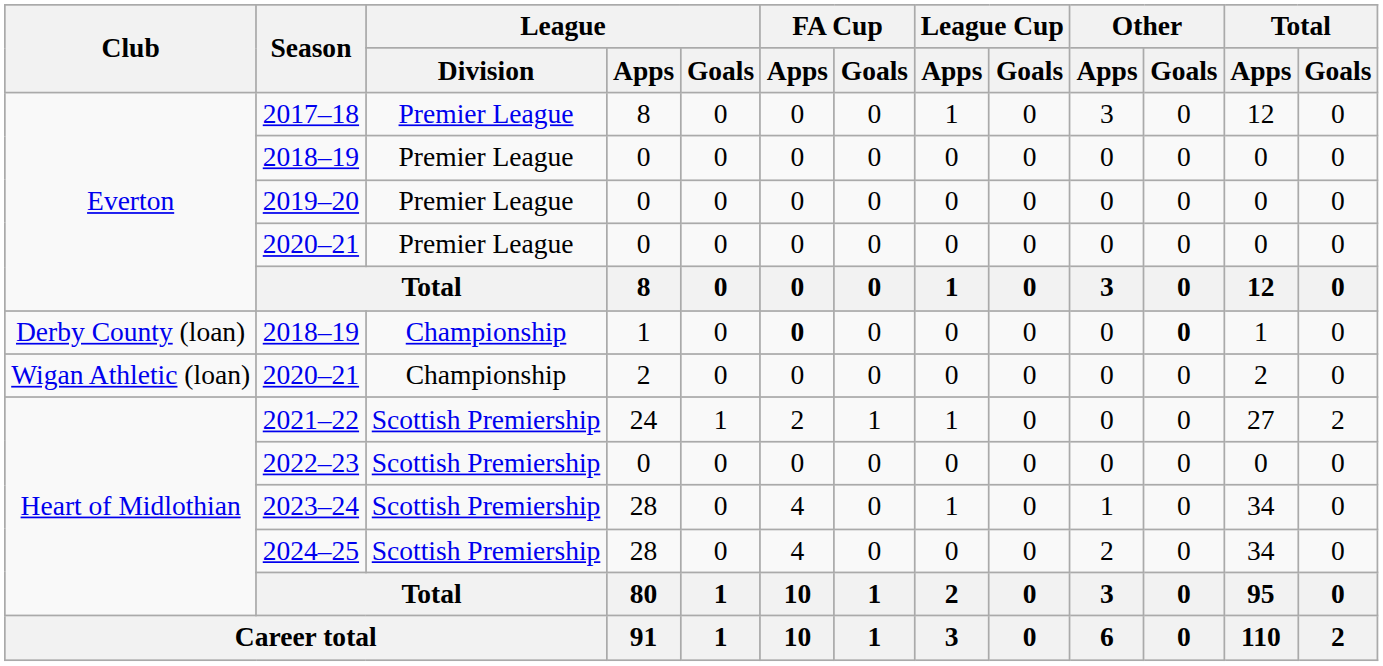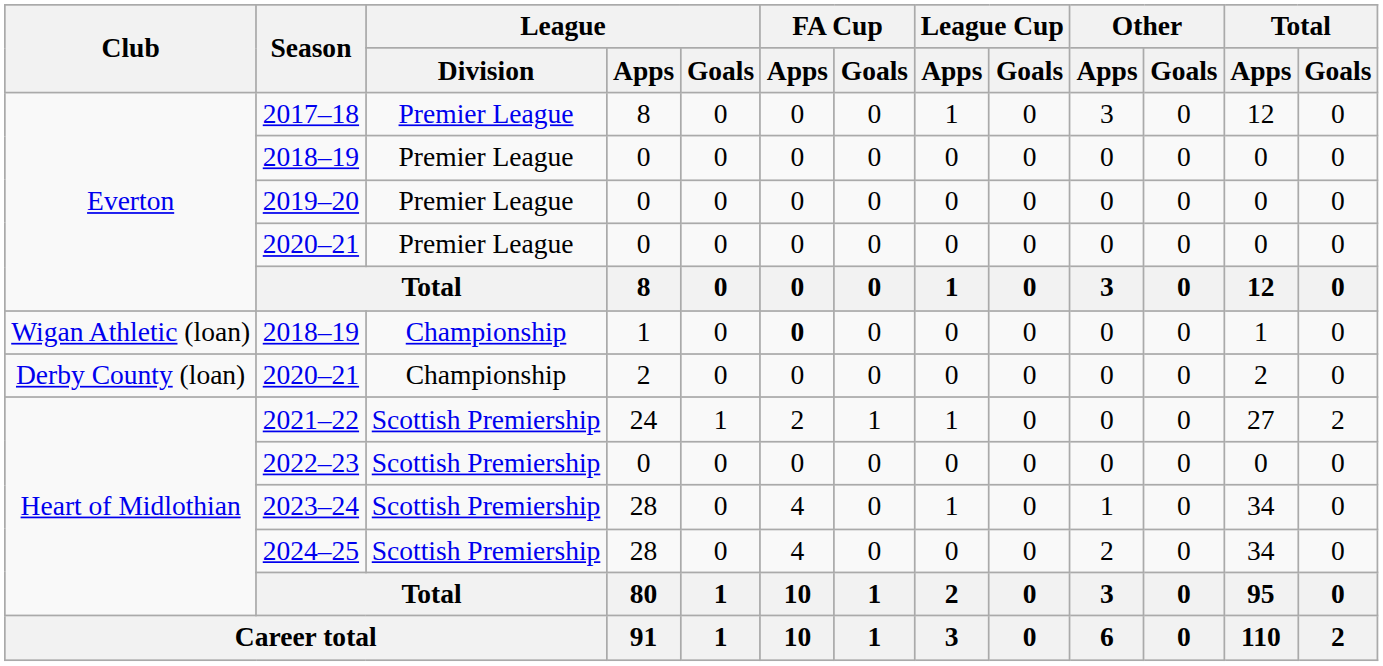(131, 331) Derby County (loan) -> (131, 331) Wigan Athletic (loan)
(1184, 331) bold -> (1184, 331) normal
(131, 375) Wigan Athletic (loan) -> (131, 375) Derby County (loan)
